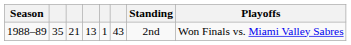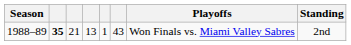columns swapped: (151, 13) <-> (261, 13)
(58, 31) normal -> (58, 31) bold
